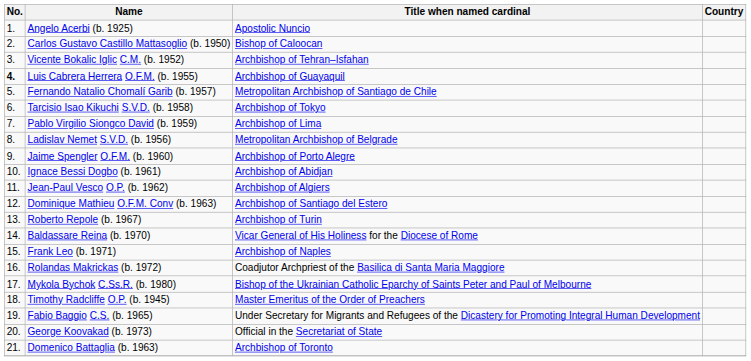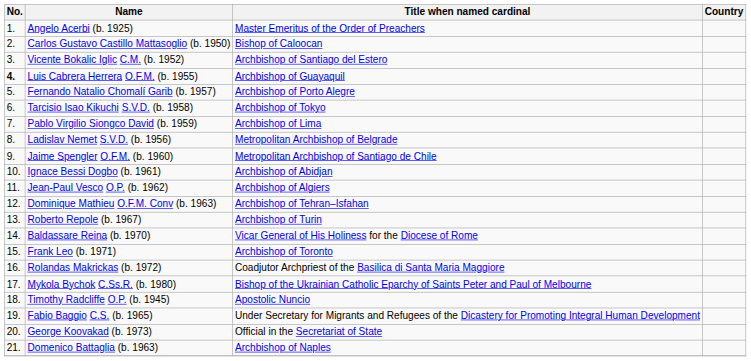(273, 28) Apostolic Nuncio -> (330, 28) Master Emeritus of the Order of Preachers
(302, 60) Archbishop of Tehran–Isfahan -> (311, 60) Archbishop of Santiago del Estero
(336, 92) Metropolitan Archbishop of Santiago de Chile -> (295, 92) Archbishop of Porto Alegre
(295, 156) Archbishop of Porto Alegre -> (336, 156) Metropolitan Archbishop of Santiago de Chile
(311, 204) Archbishop of Santiago del Estero -> (302, 204) Archbishop of Tehran–Isfahan
(283, 252) Archbishop of Naples -> (284, 252) Archbishop of Toronto
(330, 300) Master Emeritus of the Order of Preachers -> (273, 300) Apostolic Nuncio
(284, 348) Archbishop of Toronto -> (283, 348) Archbishop of Naples
